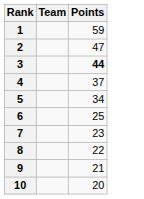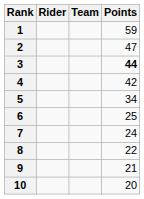+ column: (52, 13)
(98, 82) 37 -> (131, 82) 42
(98, 133) 23 -> (131, 133) 24
